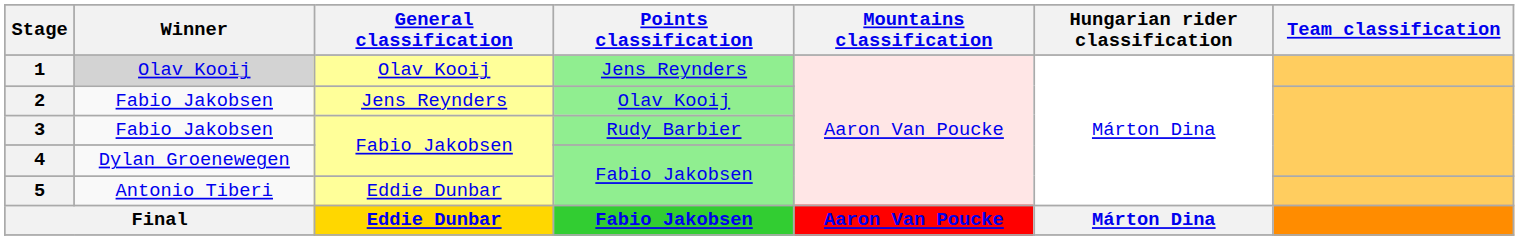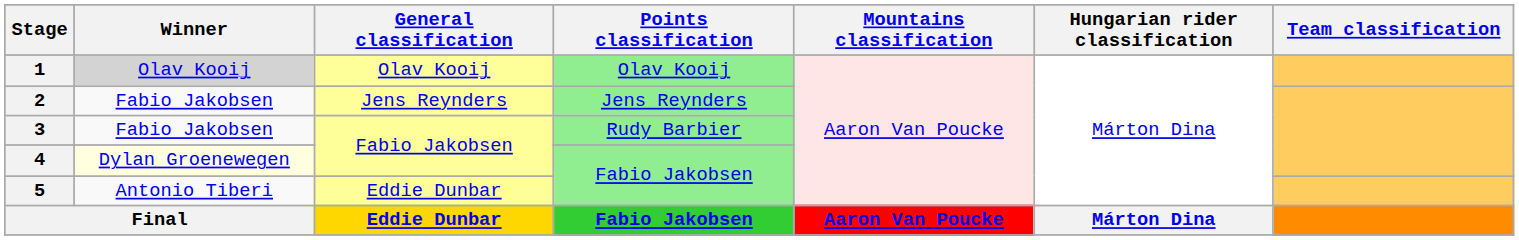(674, 70) Jens Reynders -> (674, 70) Olav Kooij
(674, 100) Olav Kooij -> (674, 100) Jens Reynders
(194, 160) no background -> (194, 160) lightyellow background
